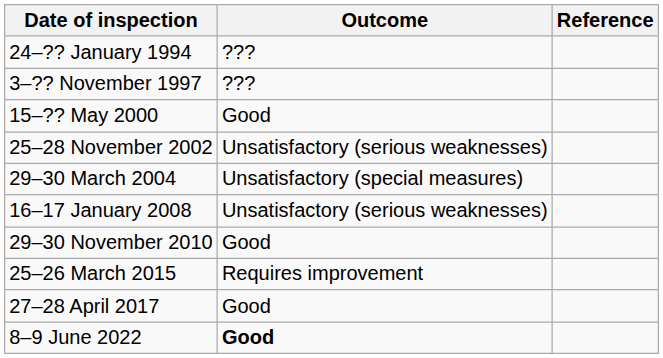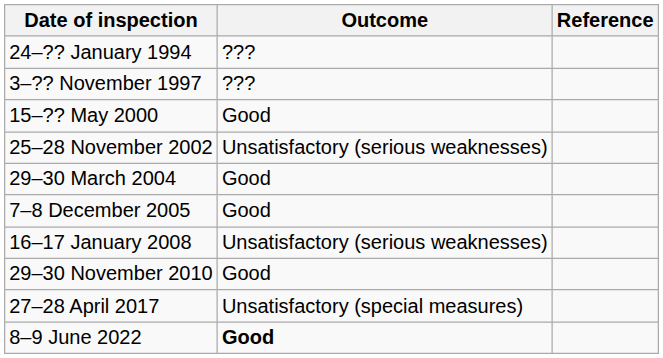(373, 178) Unsatisfactory (special measures) -> (246, 178) Good
+ row: (100, 210)
- row: (93, 274)
(246, 305) Good -> (373, 305) Unsatisfactory (special measures)
